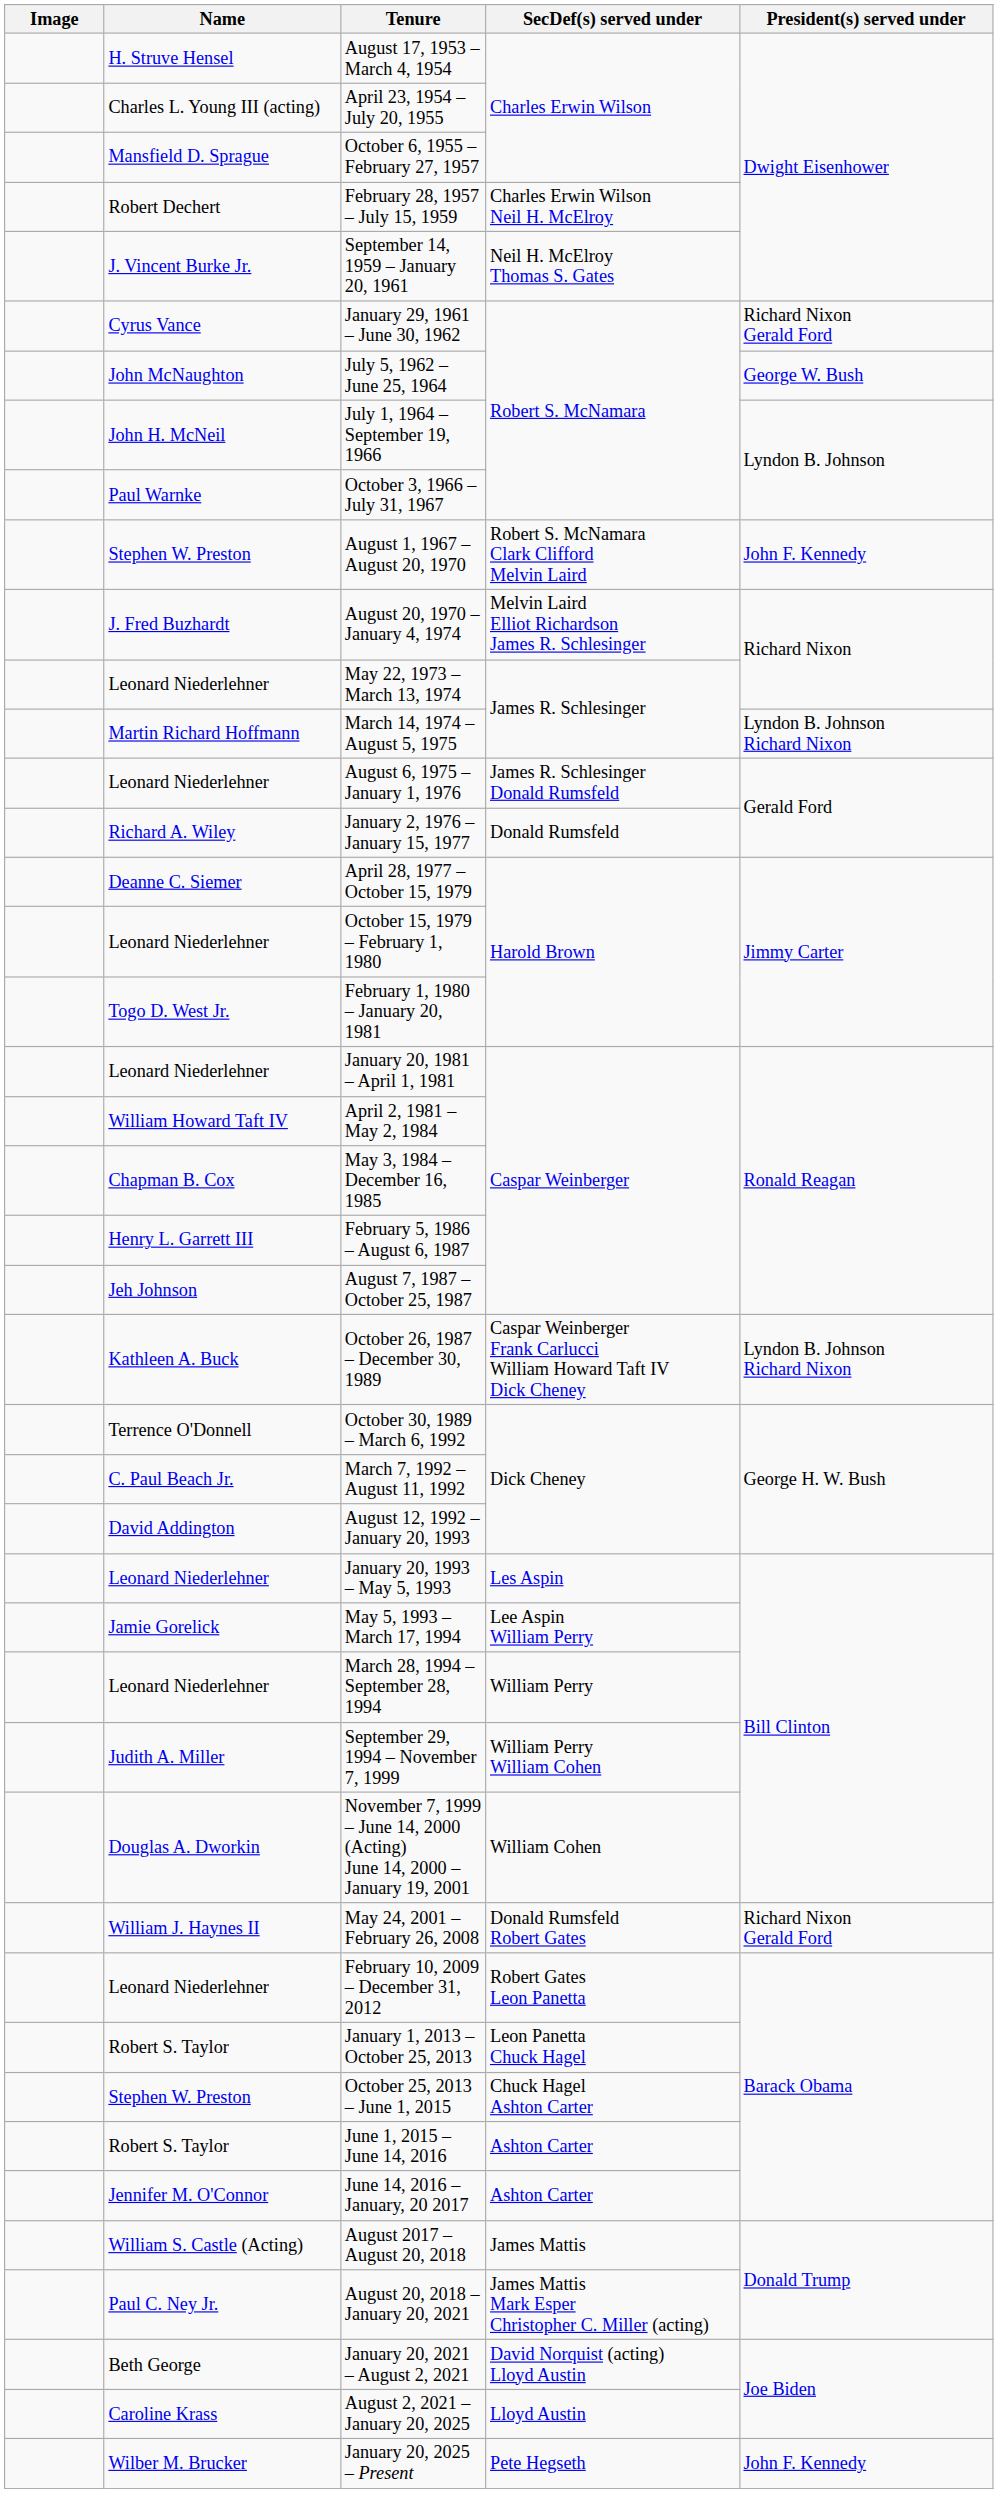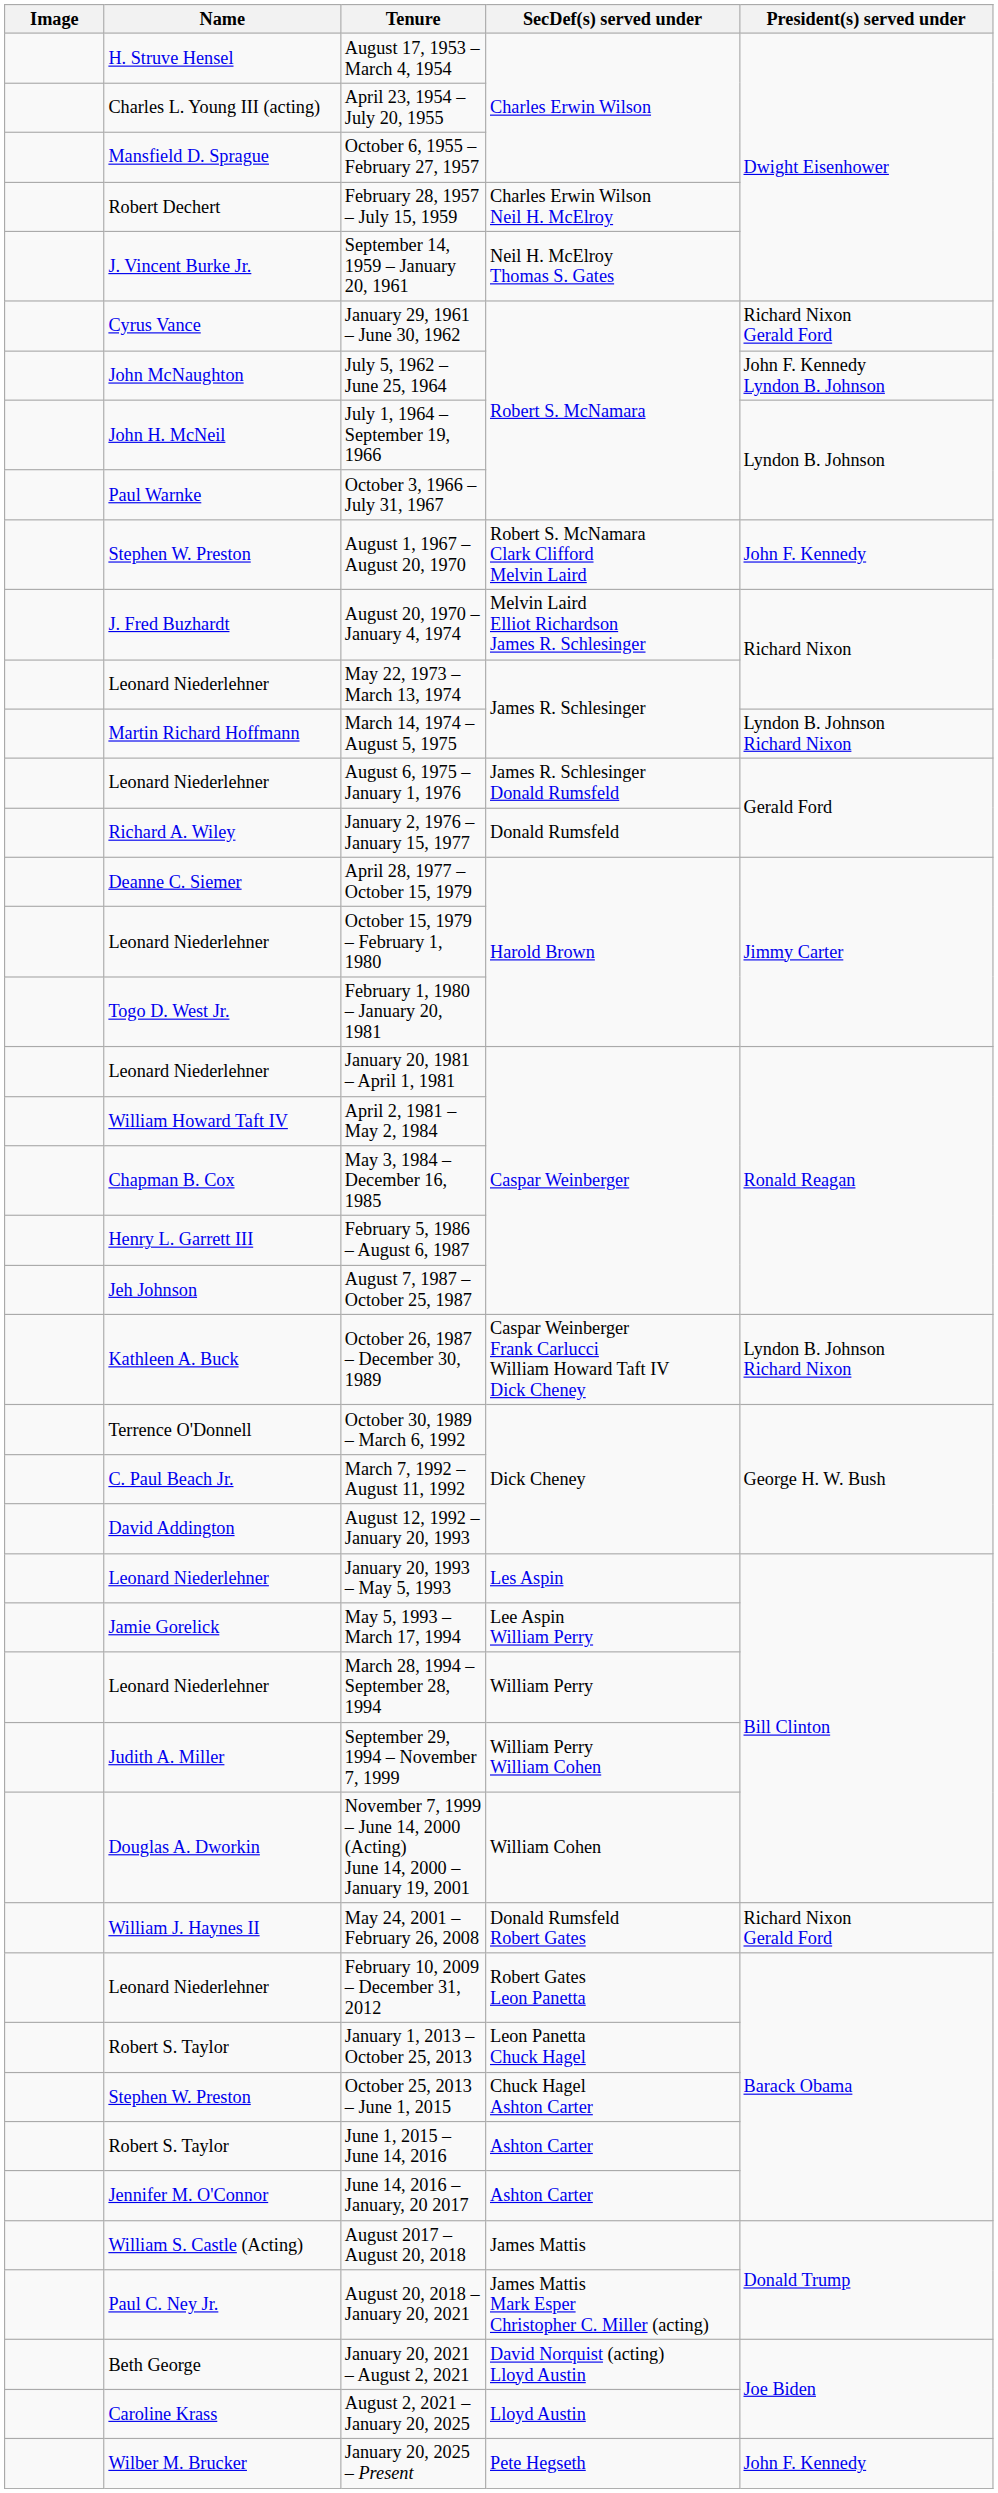(803, 375) George W. Bush -> (814, 375) John F. Kennedy Lyndon B. Johnson
